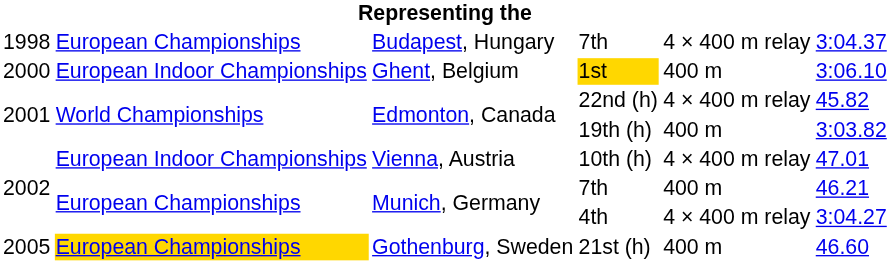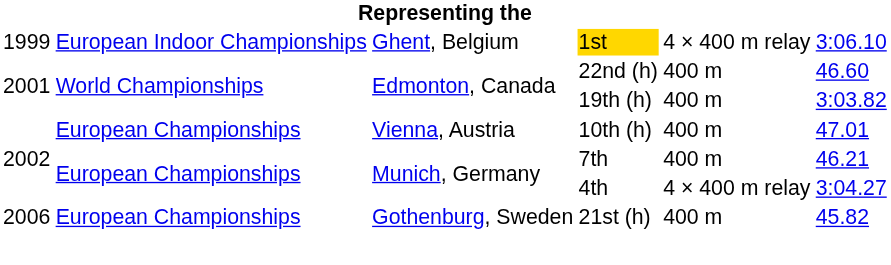- row: (463, 42)
(27, 71) 2000 -> (27, 42) 1999
(693, 71) 400 m -> (737, 42) 4 × 400 m relay
(737, 100) 4 × 400 m relay -> (693, 71) 400 m
(842, 100) 45.82 -> (842, 71) 46.60
(211, 159) European Indoor Championships -> (178, 129) European Championships
(737, 159) 4 × 400 m relay -> (693, 129) 400 m
(27, 246) 2005 -> (27, 217) 2006
(178, 246) gold background -> (178, 217) no background
(842, 246) 46.60 -> (842, 217) 45.82
